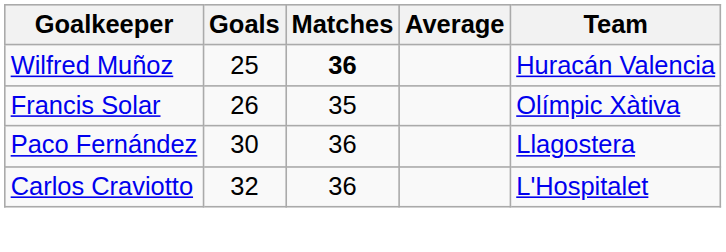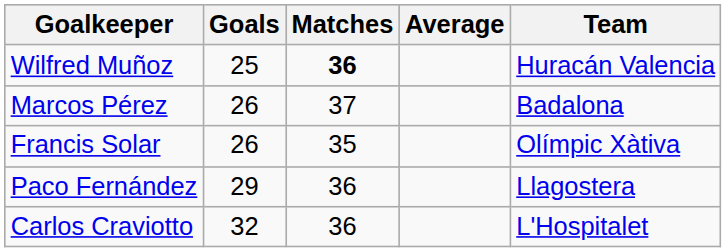+ row: (89, 105)
(244, 145) 30 -> (244, 186) 29
